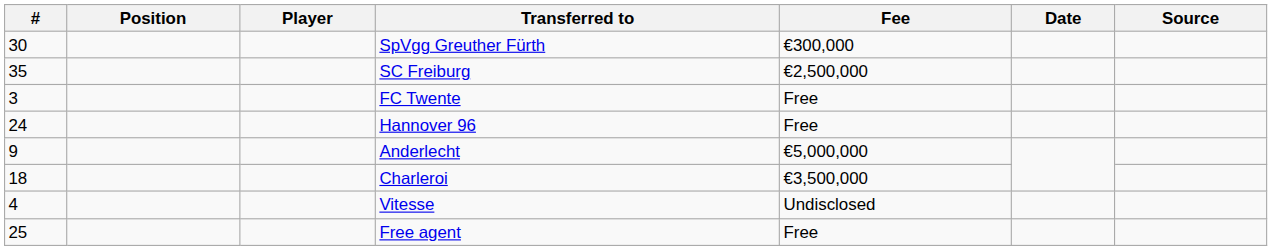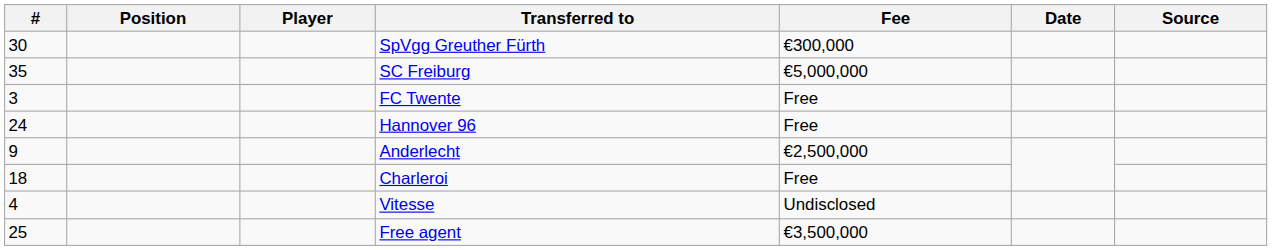(826, 72) €2,500,000 -> (826, 72) €5,000,000
(826, 152) €5,000,000 -> (826, 152) €2,500,000
(826, 178) €3,500,000 -> (801, 178) Free
(801, 232) Free -> (826, 232) €3,500,000
